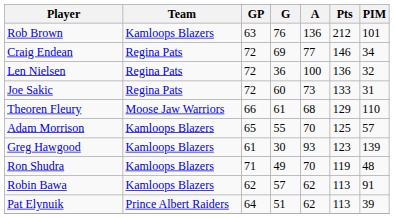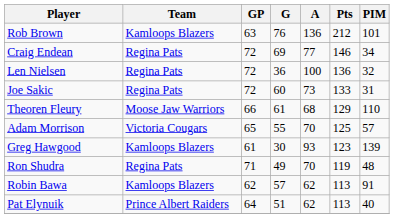(170, 128) Kamloops Blazers -> (166, 128) Victoria Cougars
(170, 166) Kamloops Blazers -> (154, 166) Regina Pats
(368, 204) 39 -> (368, 204) 40
